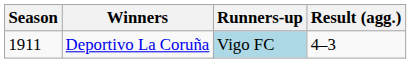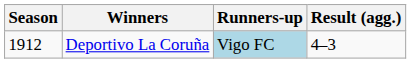(25, 44) 1911 -> (25, 44) 1912
